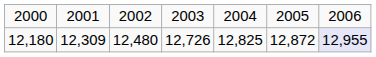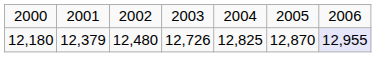(83, 39) 12,309 -> (83, 39) 12,379
(293, 39) 12,872 -> (293, 39) 12,870
